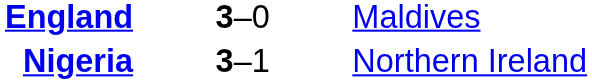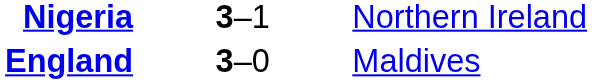rows swapped: (78, 61) <-> (69, 16)
